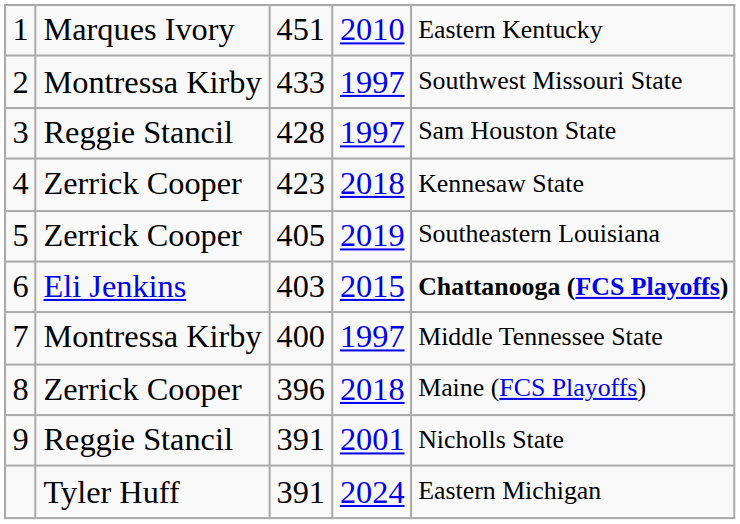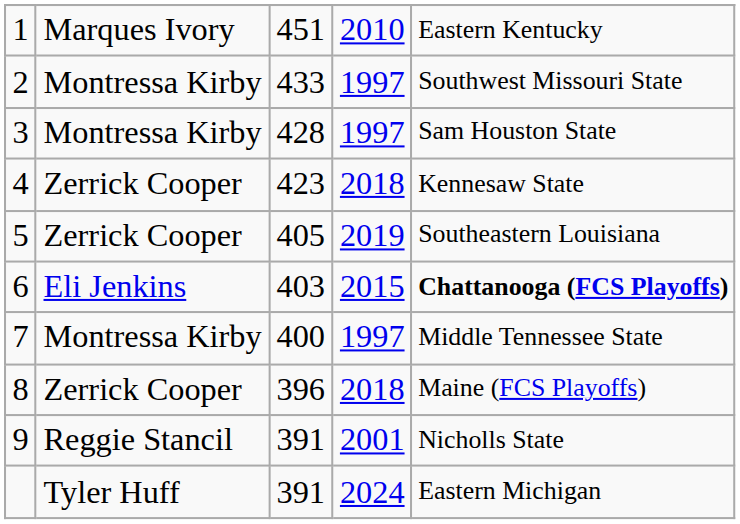(138, 132) Reggie Stancil -> (153, 132) Montressa Kirby
